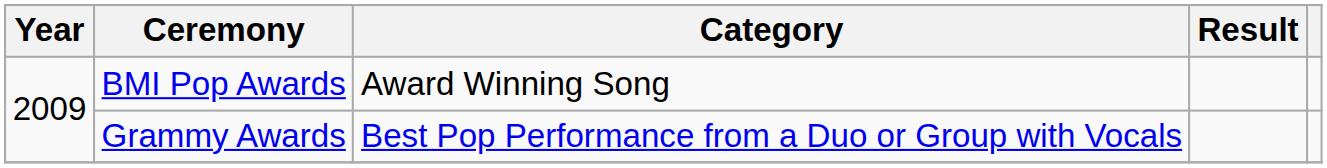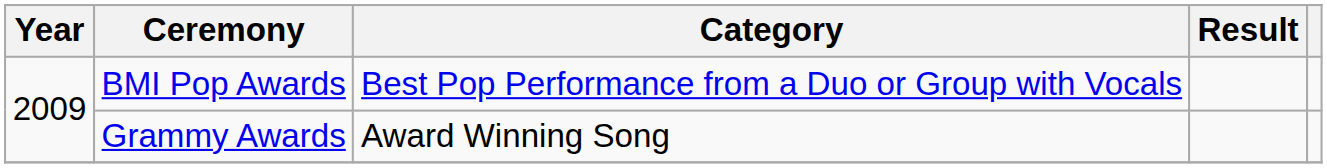(515, 83) Award Winning Song -> (772, 83) Best Pop Performance from a Duo or Group with Vocals
(772, 135) Best Pop Performance from a Duo or Group with Vocals -> (515, 135) Award Winning Song
